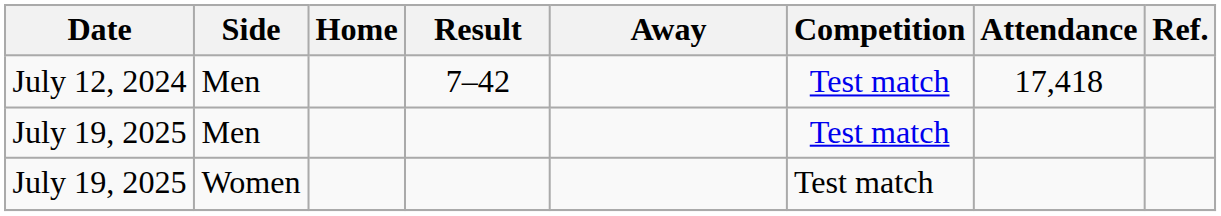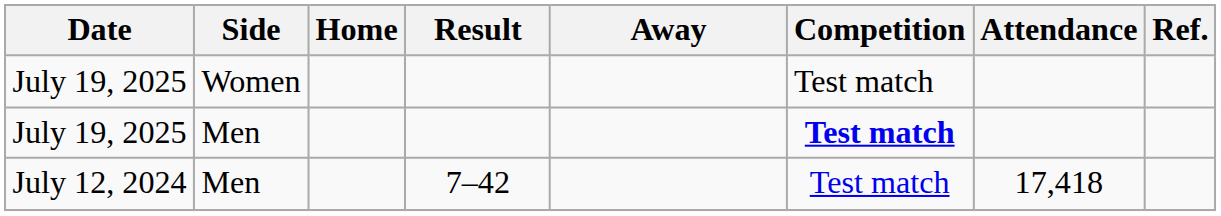rows swapped: (100, 81) <-> (100, 183)
(880, 132) normal -> (880, 132) bold
